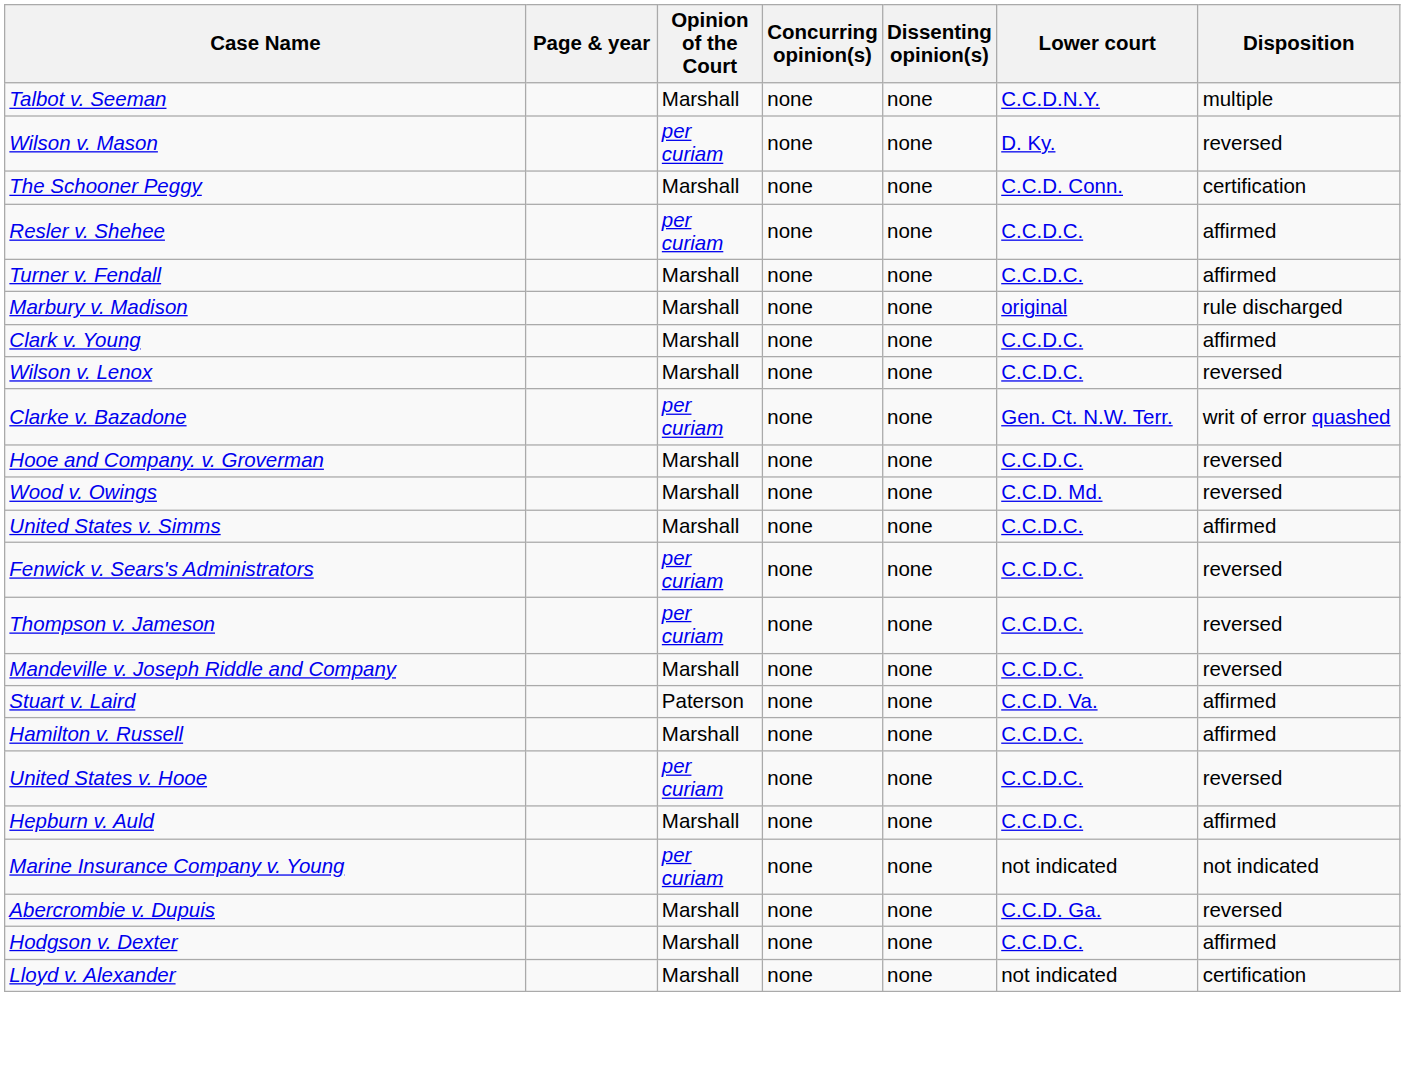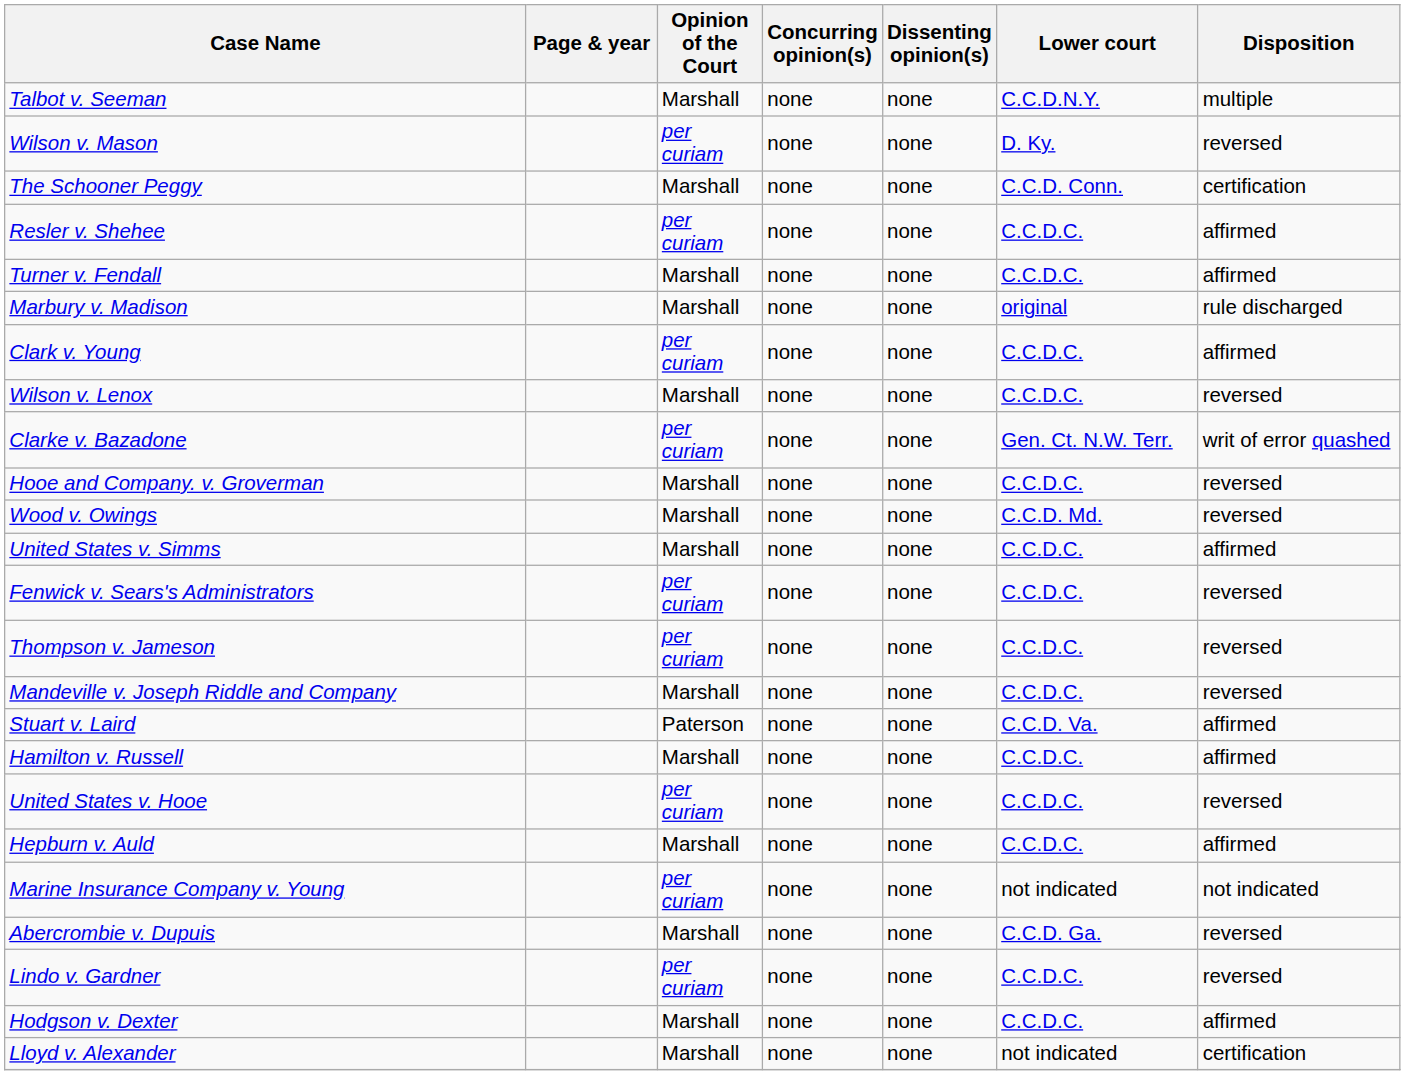(701, 340) Marshall -> (693, 351) per curiam
+ row: (85, 977)
